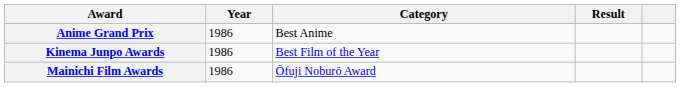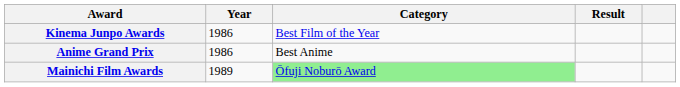rows swapped: (105, 33) <-> (105, 52)
(221, 71) 1986 -> (221, 71) 1989
(326, 71) no background -> (326, 71) lightgreen background
